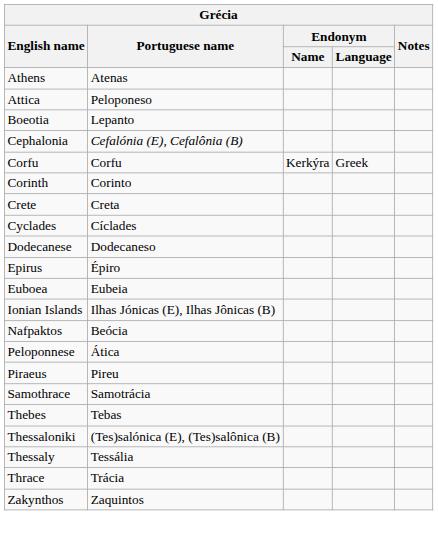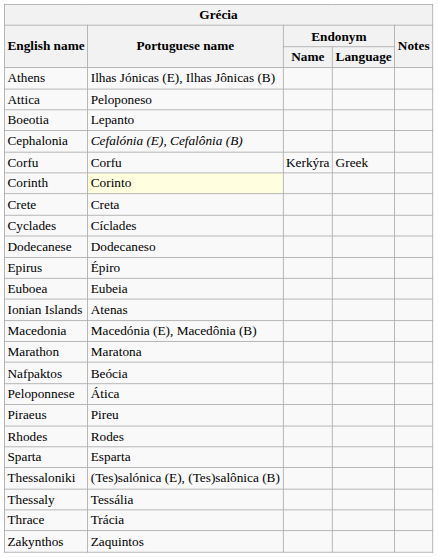(109, 78) Atenas -> (183, 78) Ilhas Jónicas (E), Ilhas Jônicas (B)
(111, 183) no background -> (111, 183) lightyellow background
(183, 309) Ilhas Jónicas (E), Ilhas Jônicas (B) -> (109, 309) Atenas
+ row: (37, 330)
+ row: (33, 352)
+ row: (27, 436)
- row: (39, 394)
+ row: (24, 457)
- row: (27, 415)
